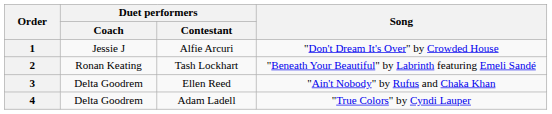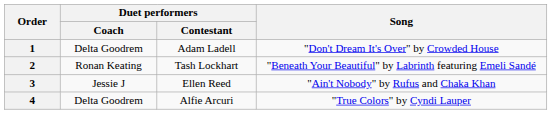(109, 48) Jessie J -> (109, 48) Delta Goodrem
(207, 48) Alfie Arcuri -> (207, 48) Adam Ladell
(109, 83) Delta Goodrem -> (109, 83) Jessie J
(207, 100) Adam Ladell -> (207, 100) Alfie Arcuri
